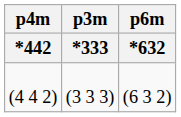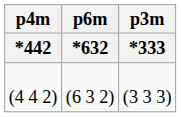columns swapped: (90, 47) <-> (147, 47)
